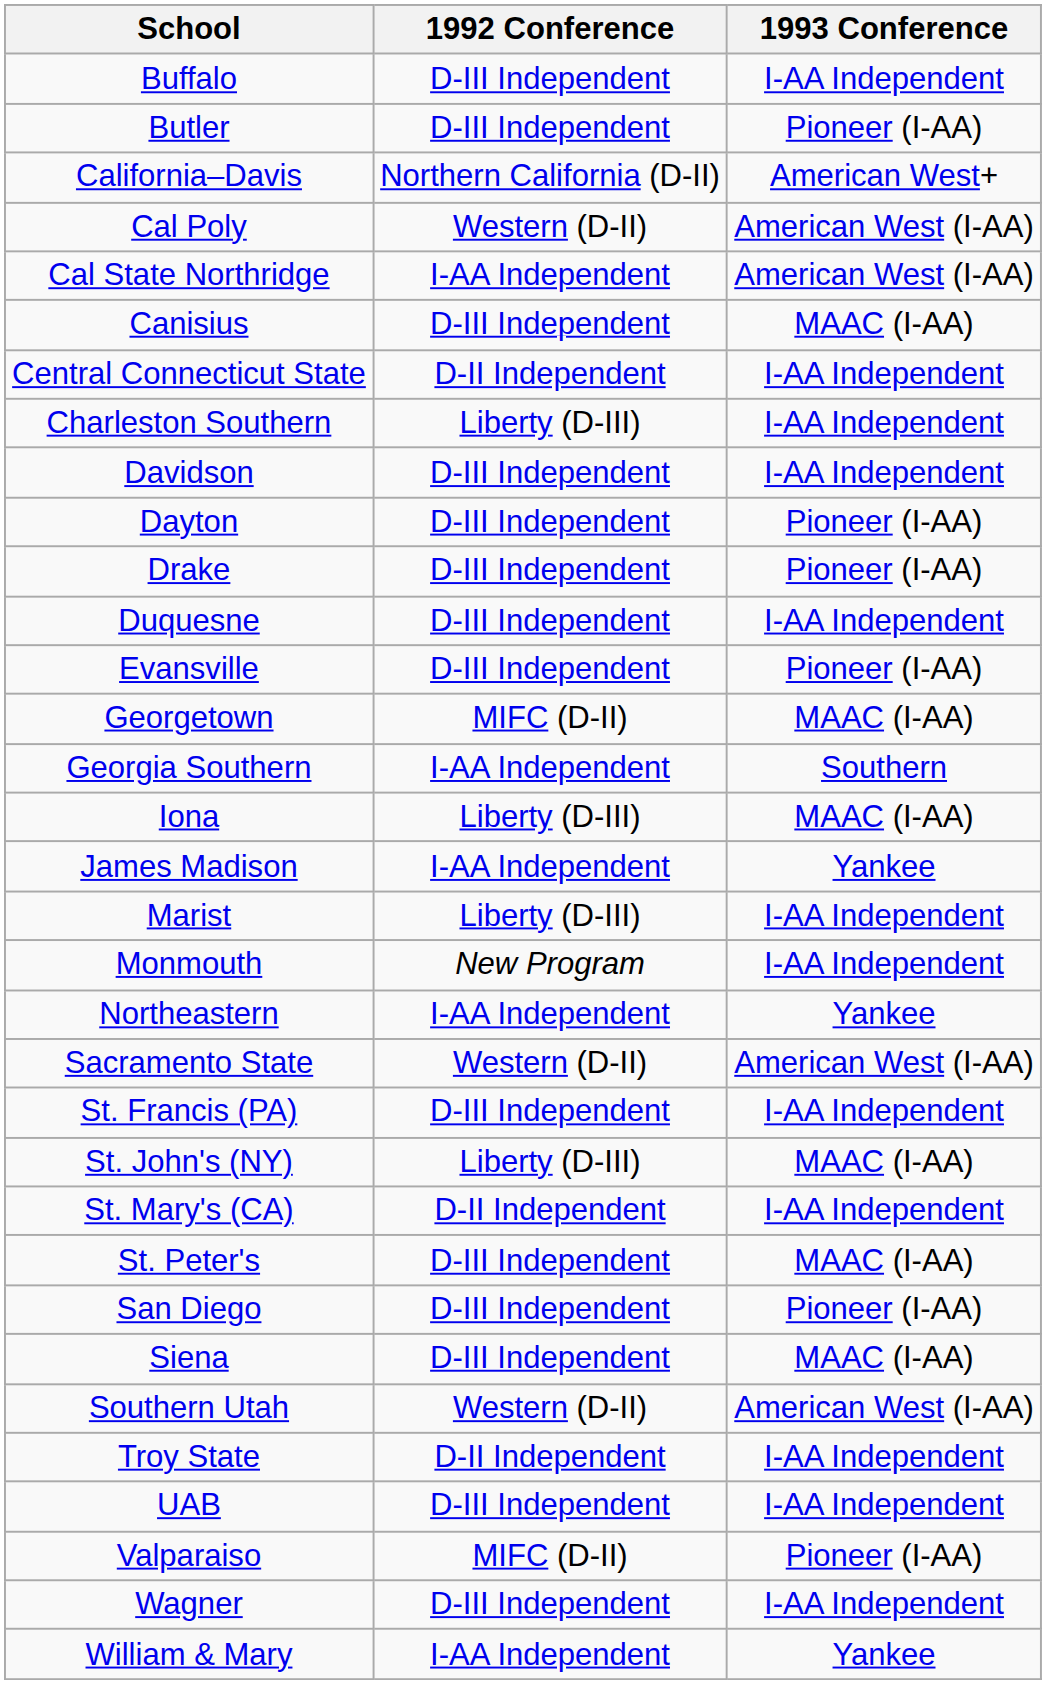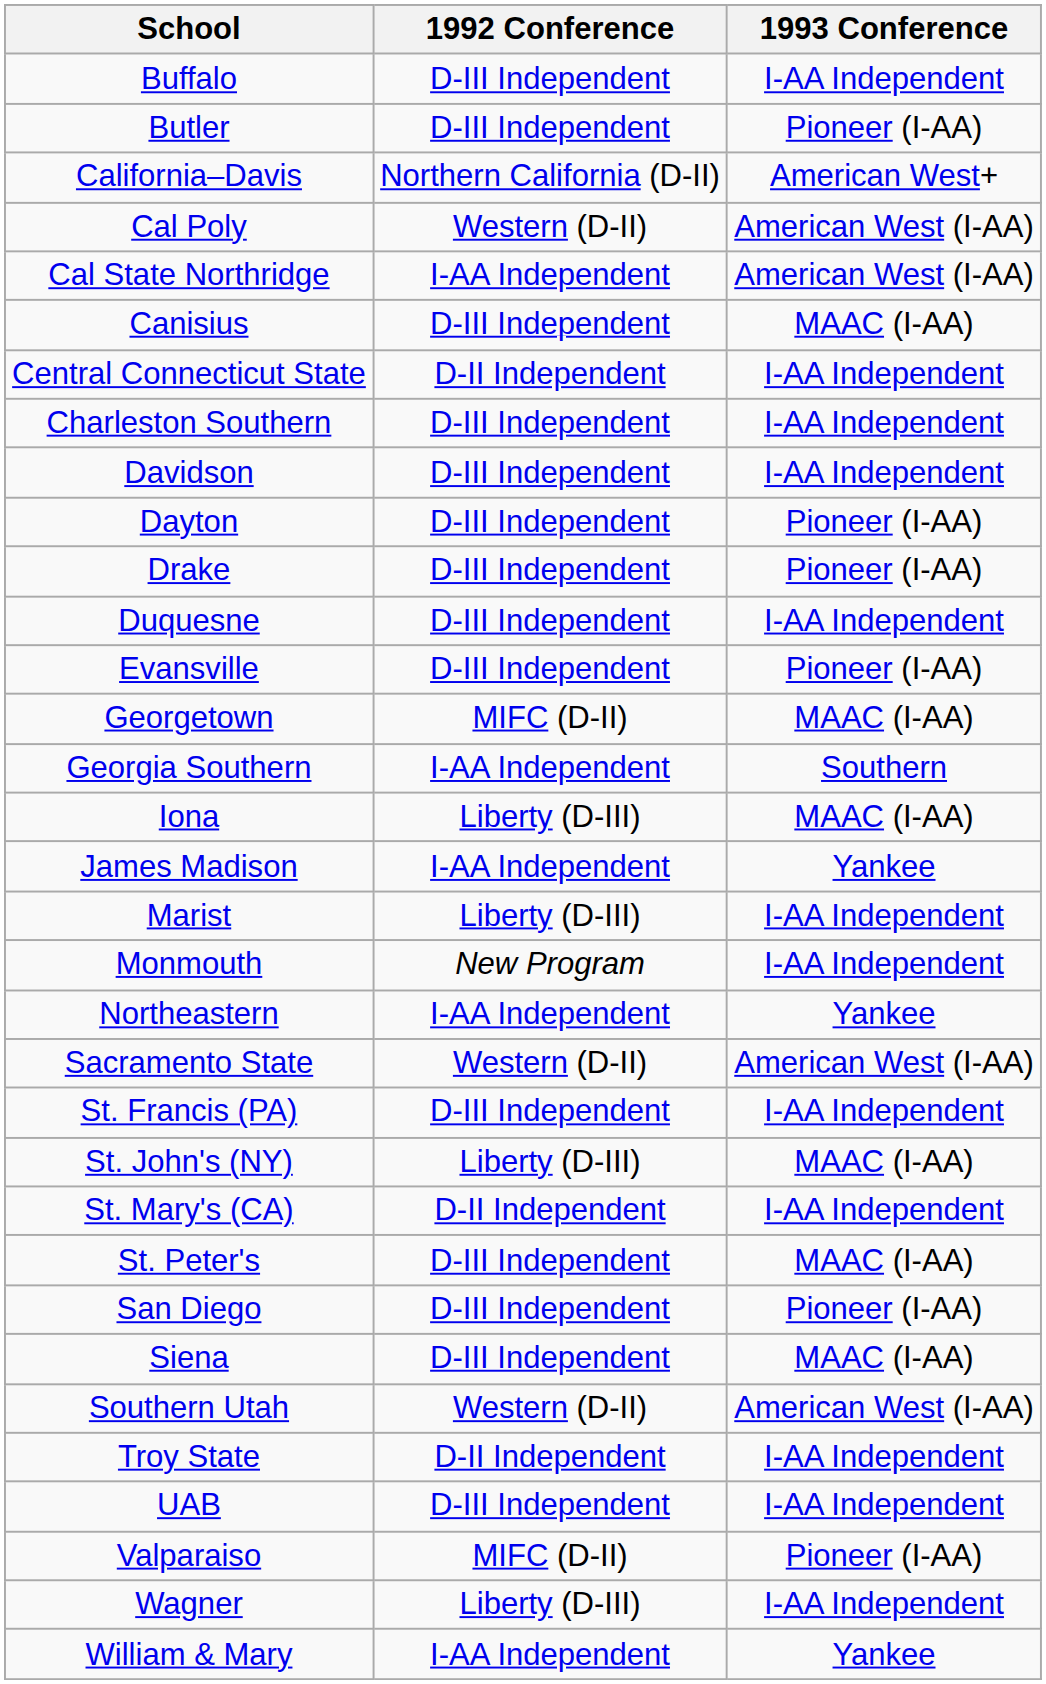(550, 422) Liberty (D-III) -> (550, 422) D-III Independent
(550, 1604) D-III Independent -> (550, 1604) Liberty (D-III)
